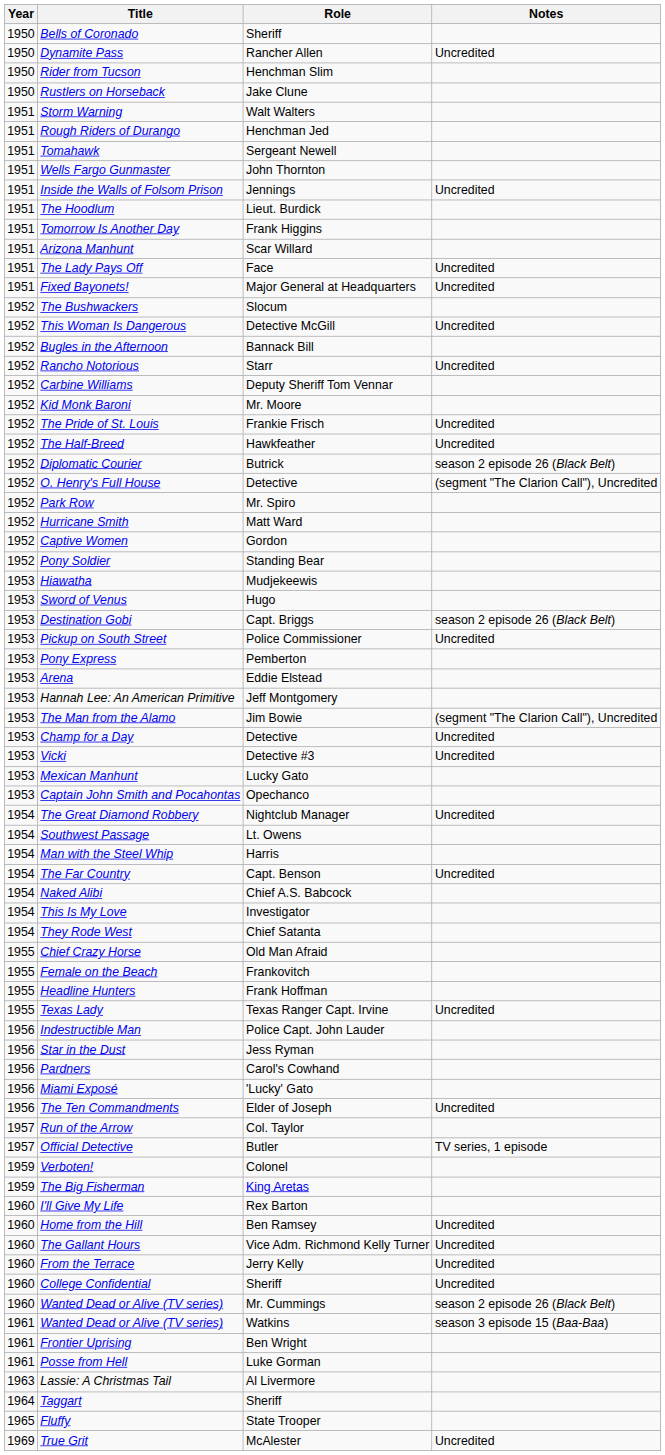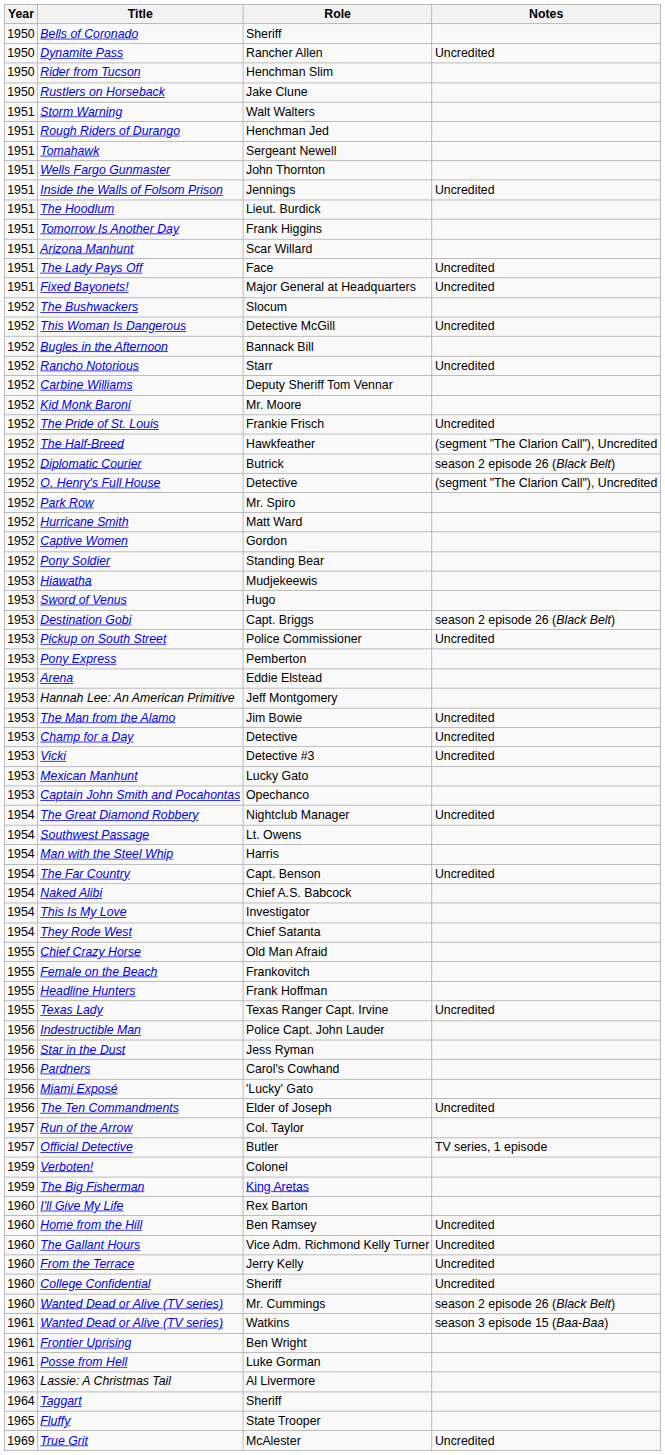(465, 444) Uncredited -> (546, 444) (segment "The Clarion Call"), Uncredited
(546, 717) (segment "The Clarion Call"), Uncredited -> (465, 717) Uncredited
